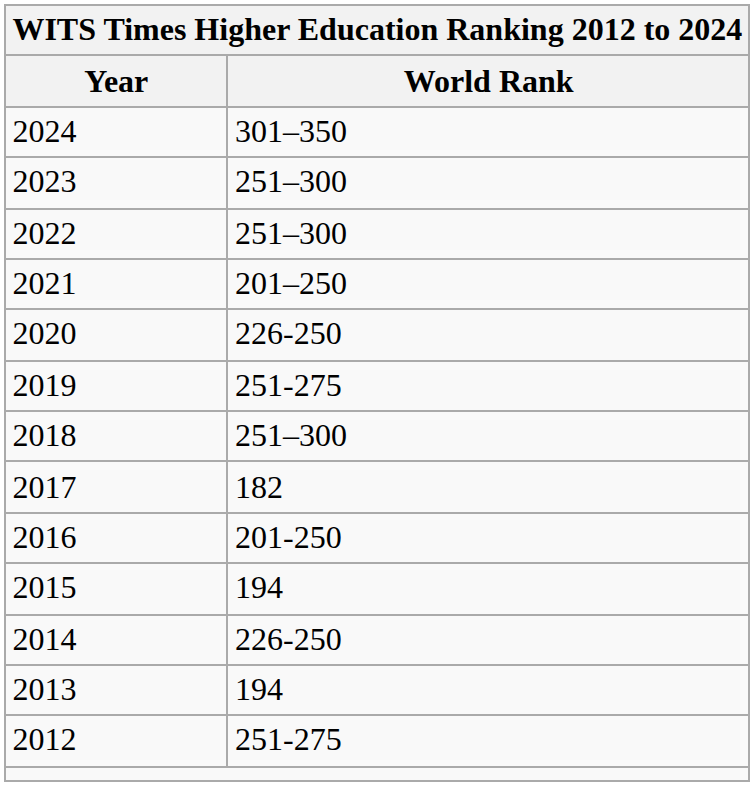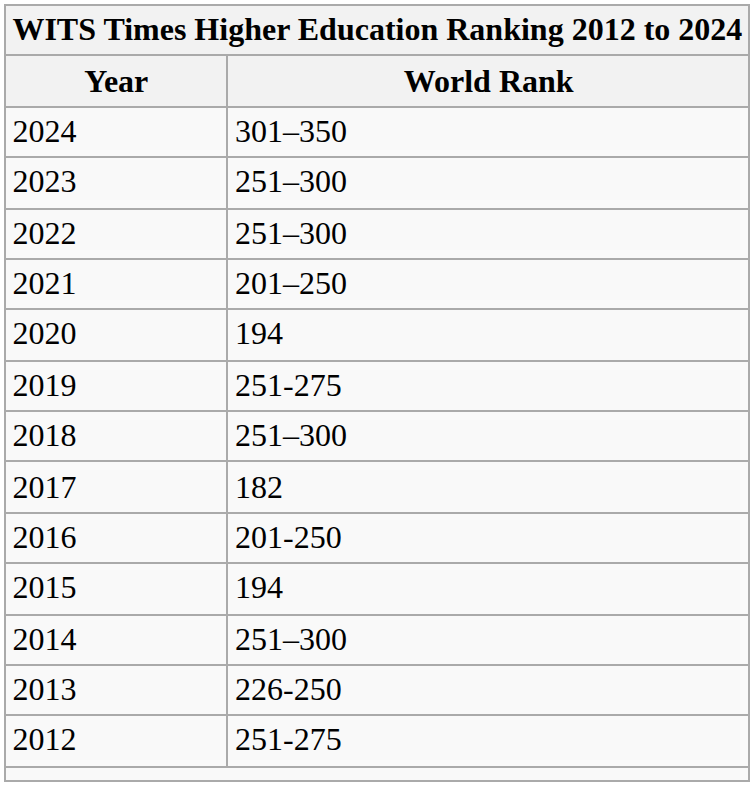(288, 334) 226-250 -> (259, 334) 194
(288, 638) 226-250 -> (291, 638) 251–300
(259, 689) 194 -> (288, 689) 226-250
